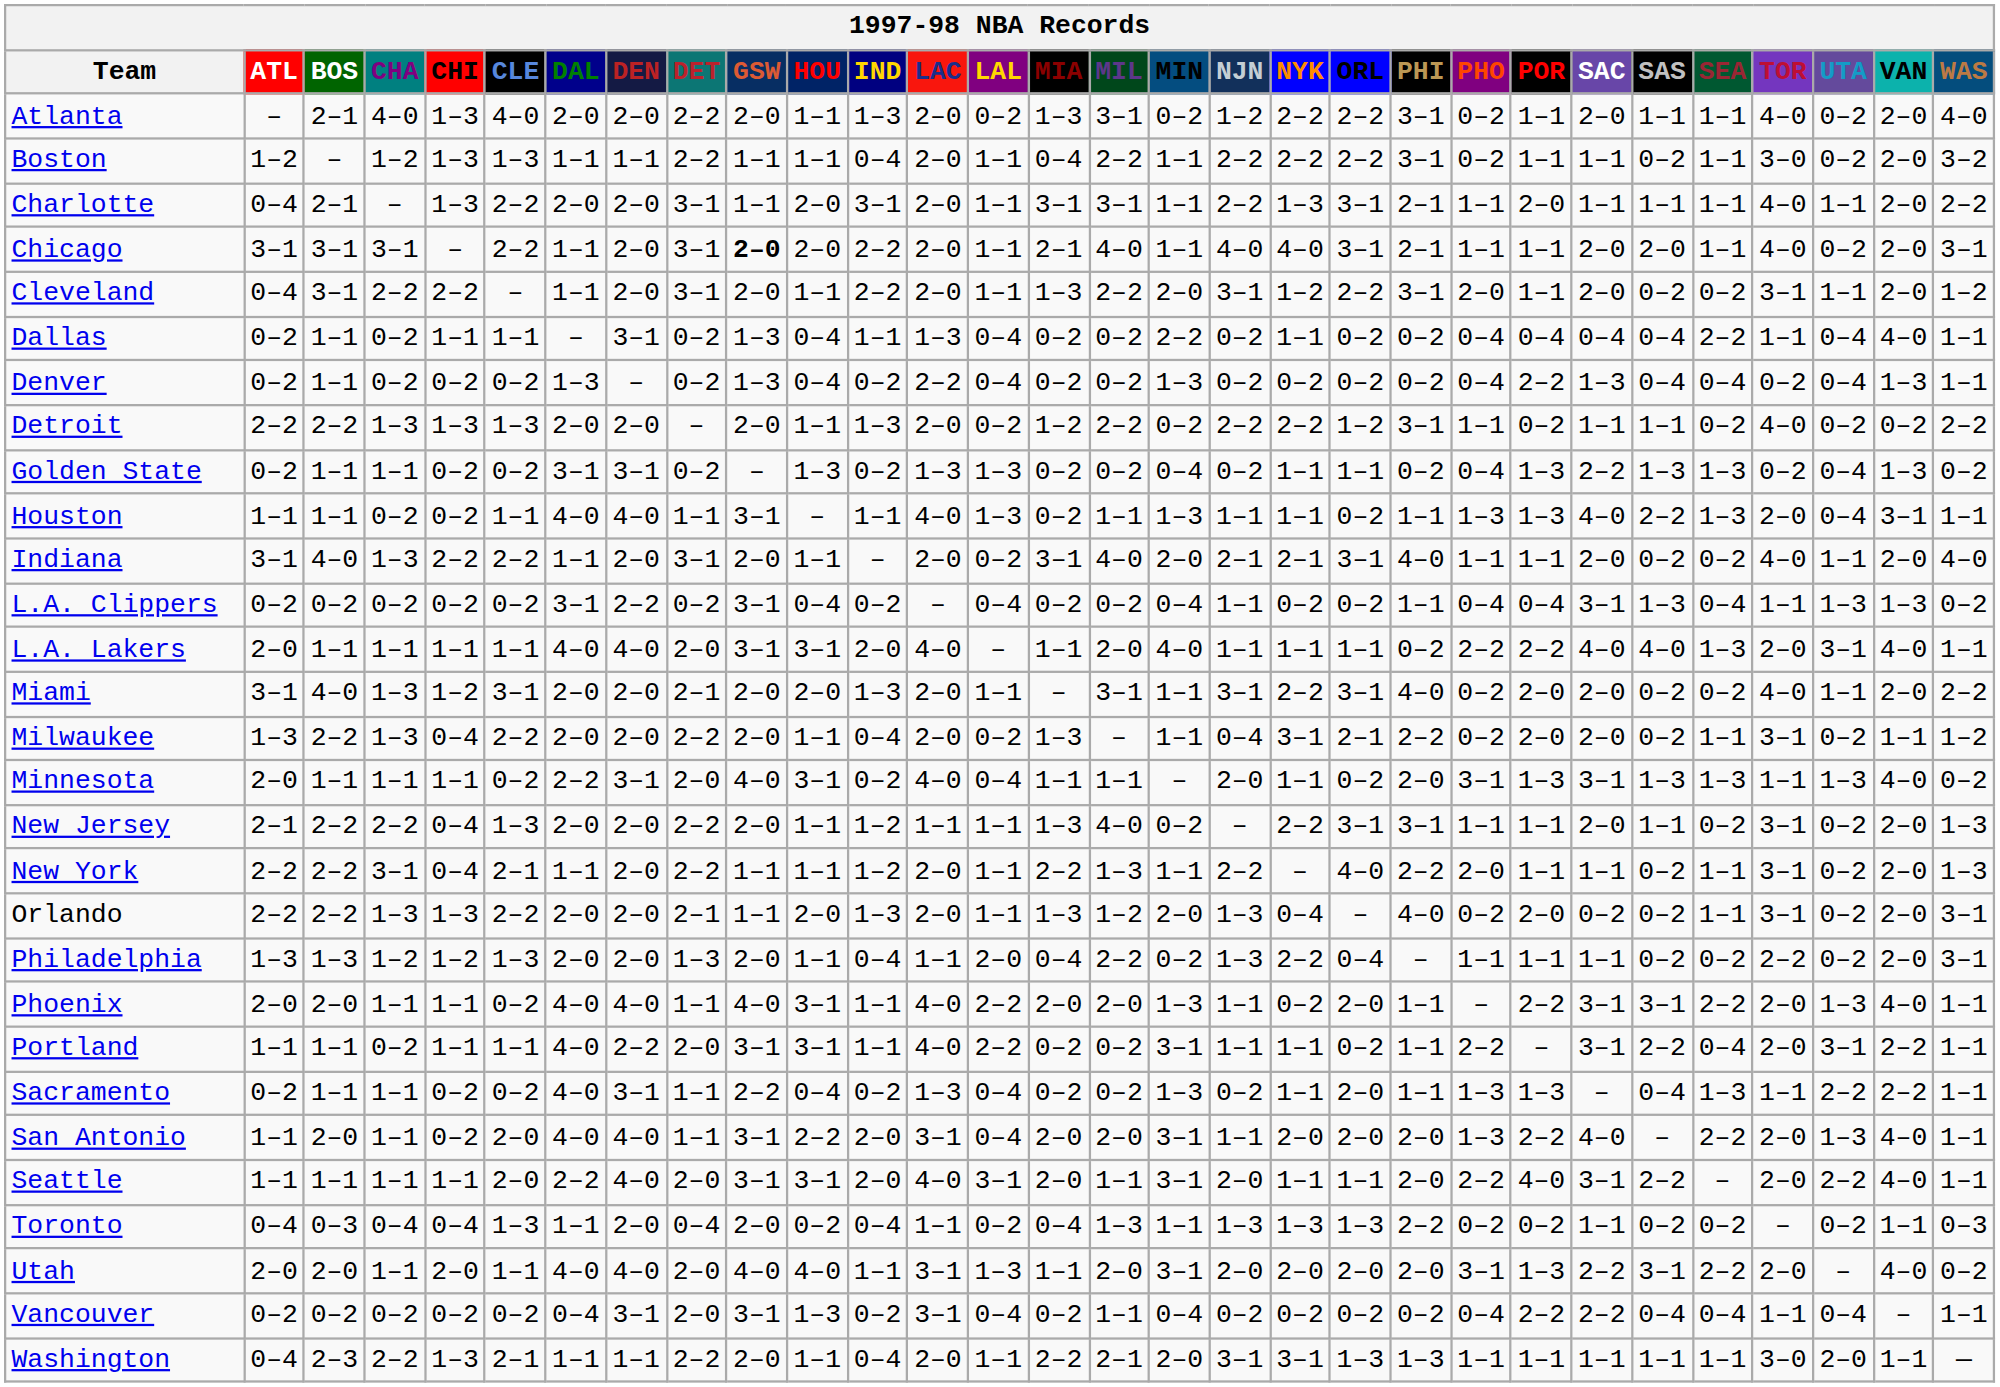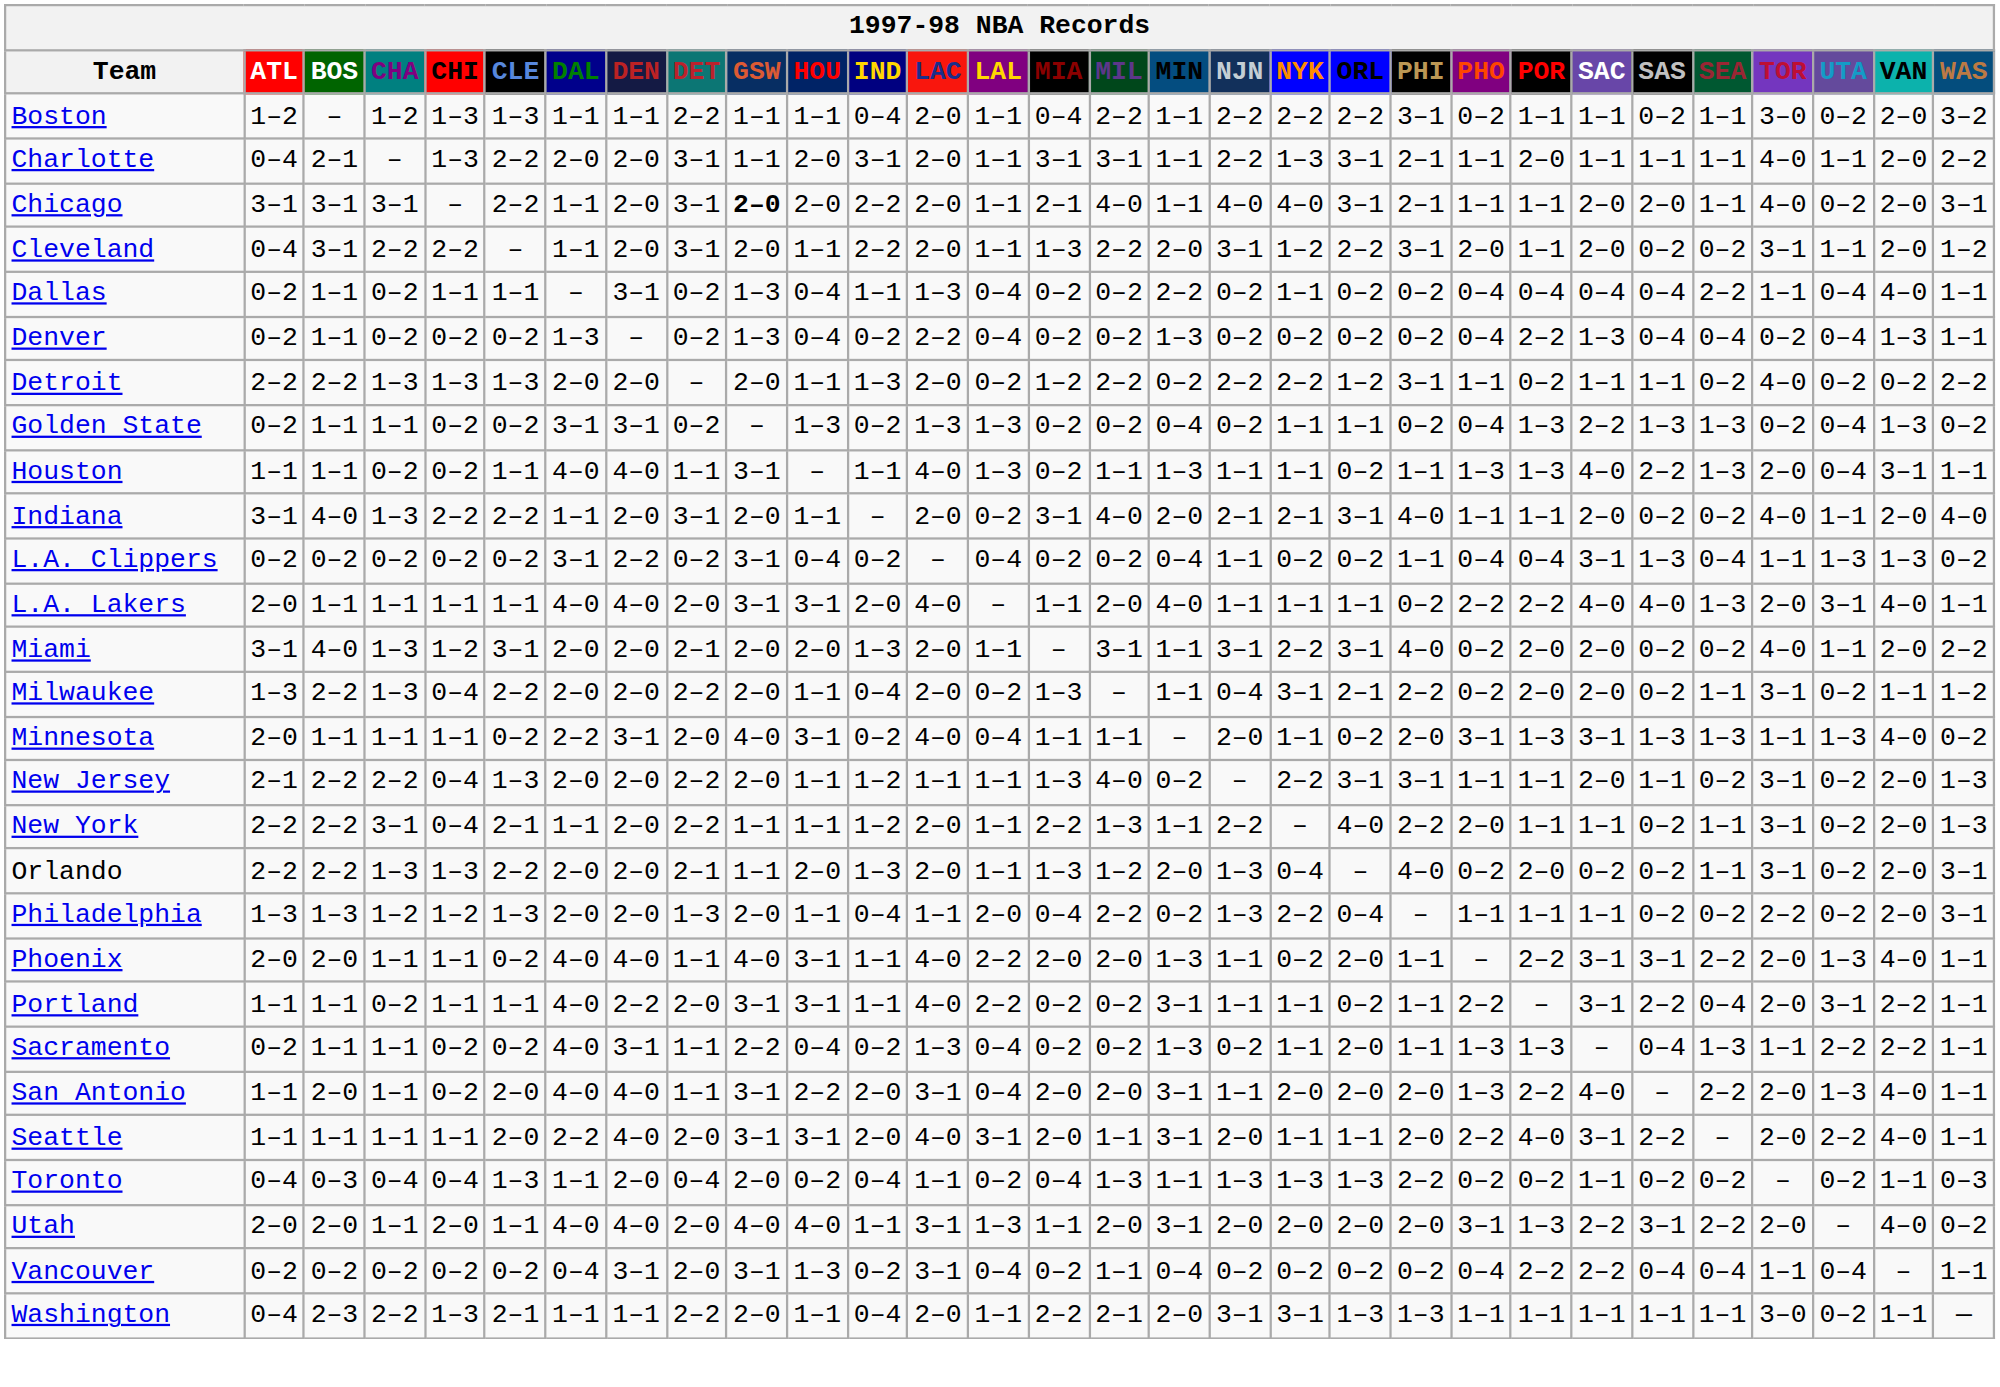- row: (67, 116)
(1843, 1360) 2–0 -> (1843, 1315) 0–2
